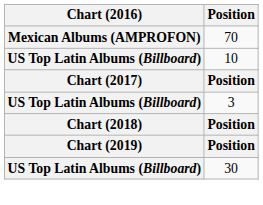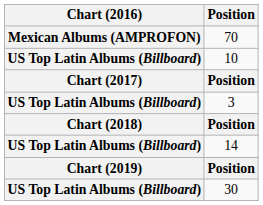+ row: (231, 146)
